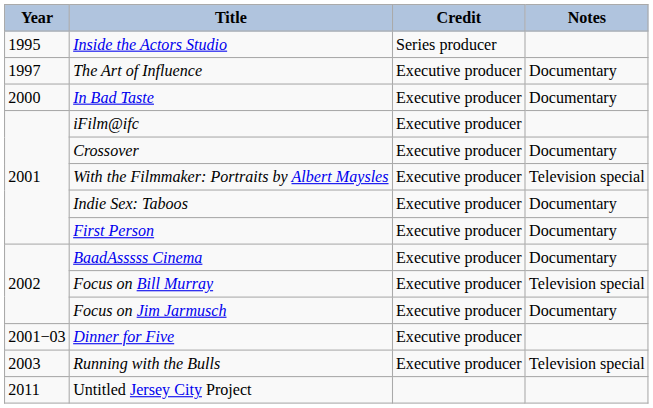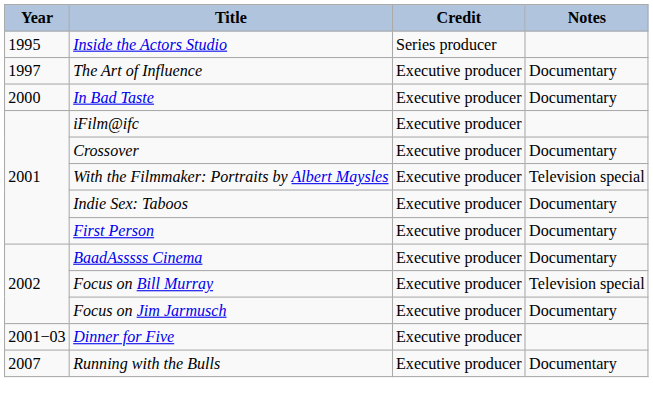(24, 363) 2003 -> (24, 363) 2007
(587, 363) Television special -> (573, 363) Documentary
- row: (162, 389)
